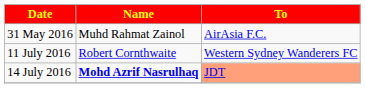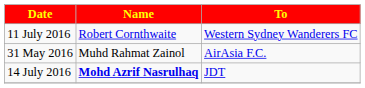rows swapped: (40, 33) <-> (39, 53)
(215, 72) lightsalmon background -> (215, 72) no background
